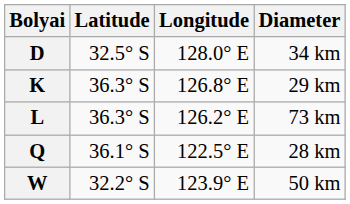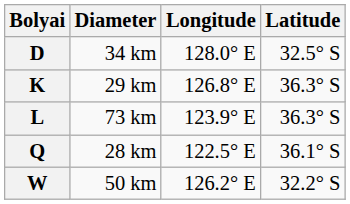columns swapped: (112, 20) <-> (299, 20)
(213, 118) 126.2° E -> (220, 118) 123.9° E
(213, 183) 123.9° E -> (220, 183) 126.2° E
